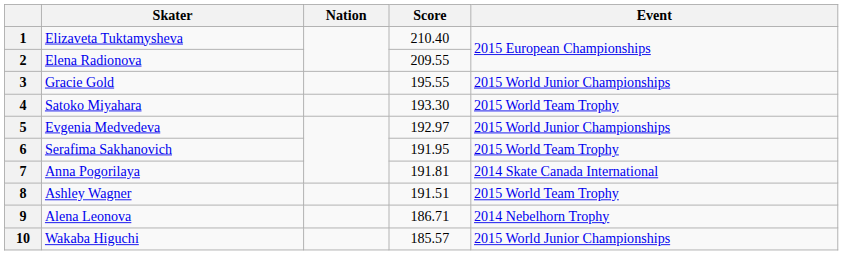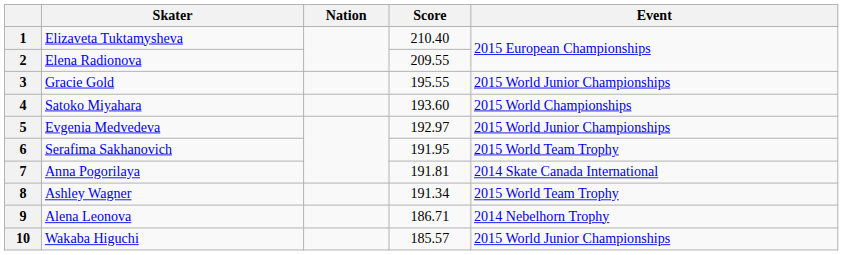(430, 104) 193.30 -> (430, 104) 193.60
(546, 104) 2015 World Team Trophy -> (553, 104) 2015 World Championships
(430, 194) 191.51 -> (430, 194) 191.34
